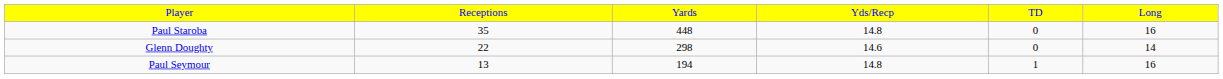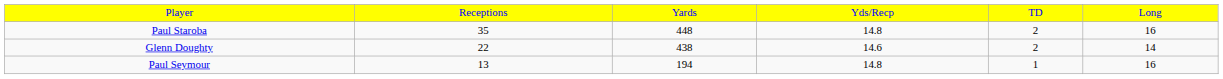(1035, 30) 0 -> (1035, 30) 2
(684, 47) 298 -> (684, 47) 438
(1035, 47) 0 -> (1035, 47) 2
